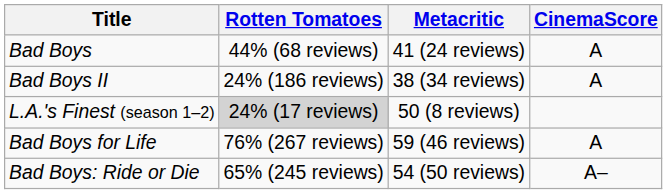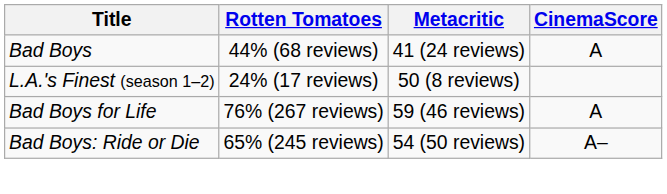- row: (59, 81)
(304, 111) lightgrey background -> (304, 81) no background
